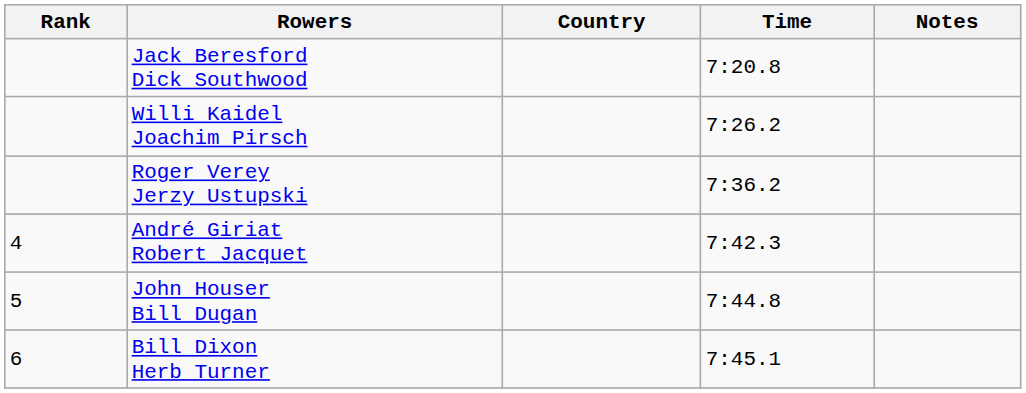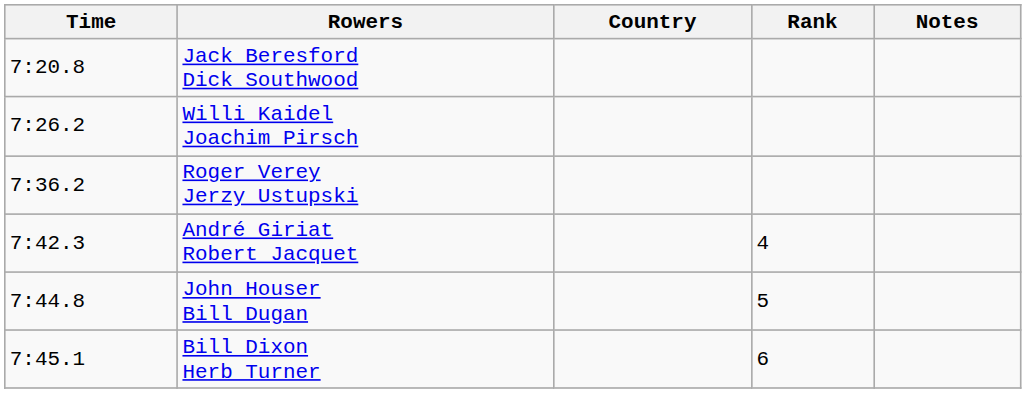columns swapped: (66, 22) <-> (787, 22)
